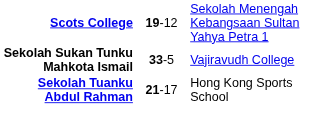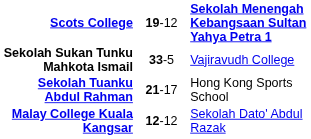(245, 22) normal -> (248, 22) bold
+ row: (72, 121)
